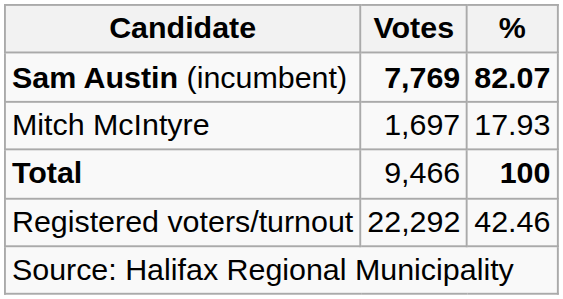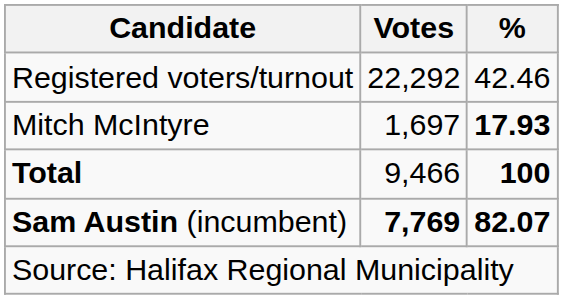rows swapped: (179, 76) <-> (183, 221)
(512, 125) normal -> (512, 125) bold
